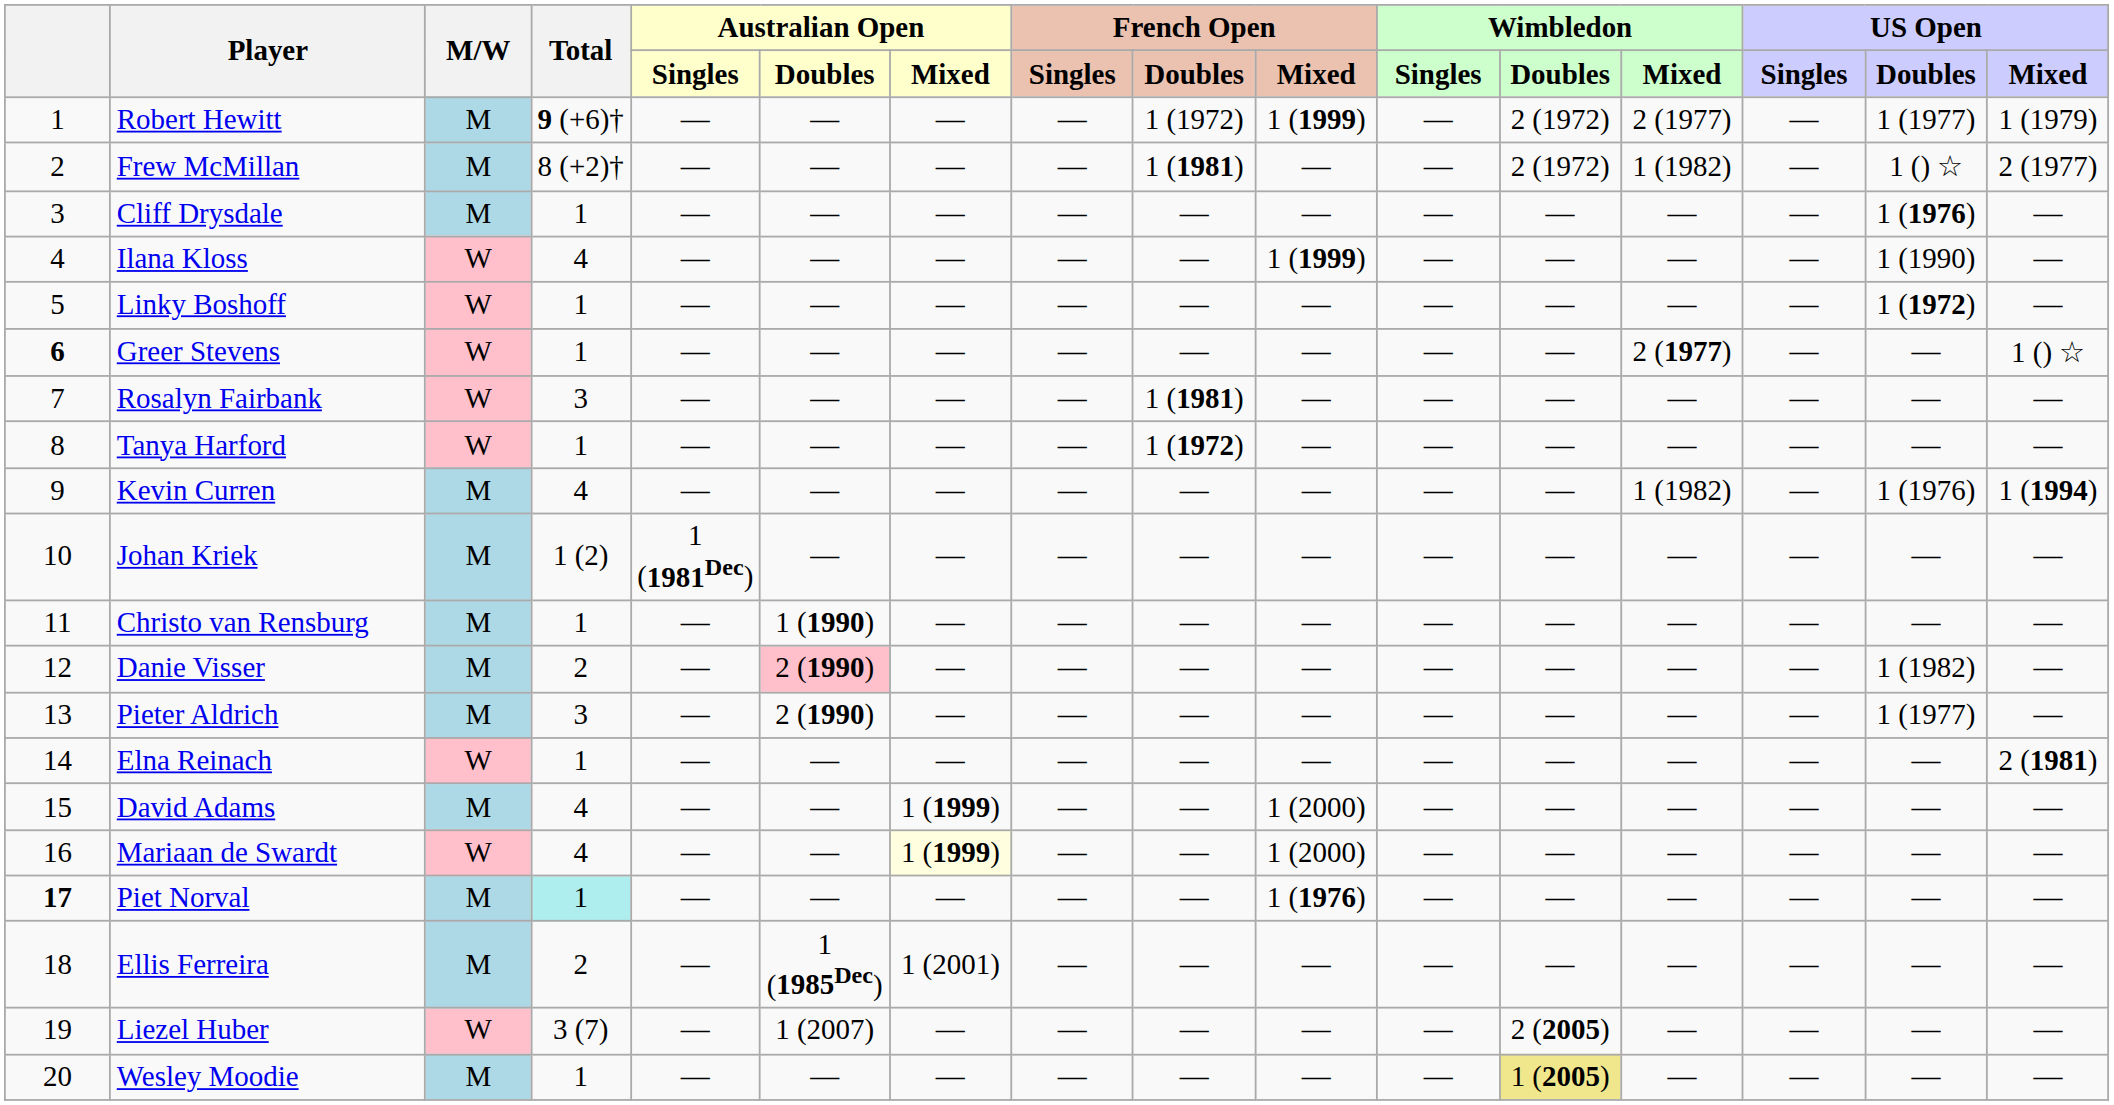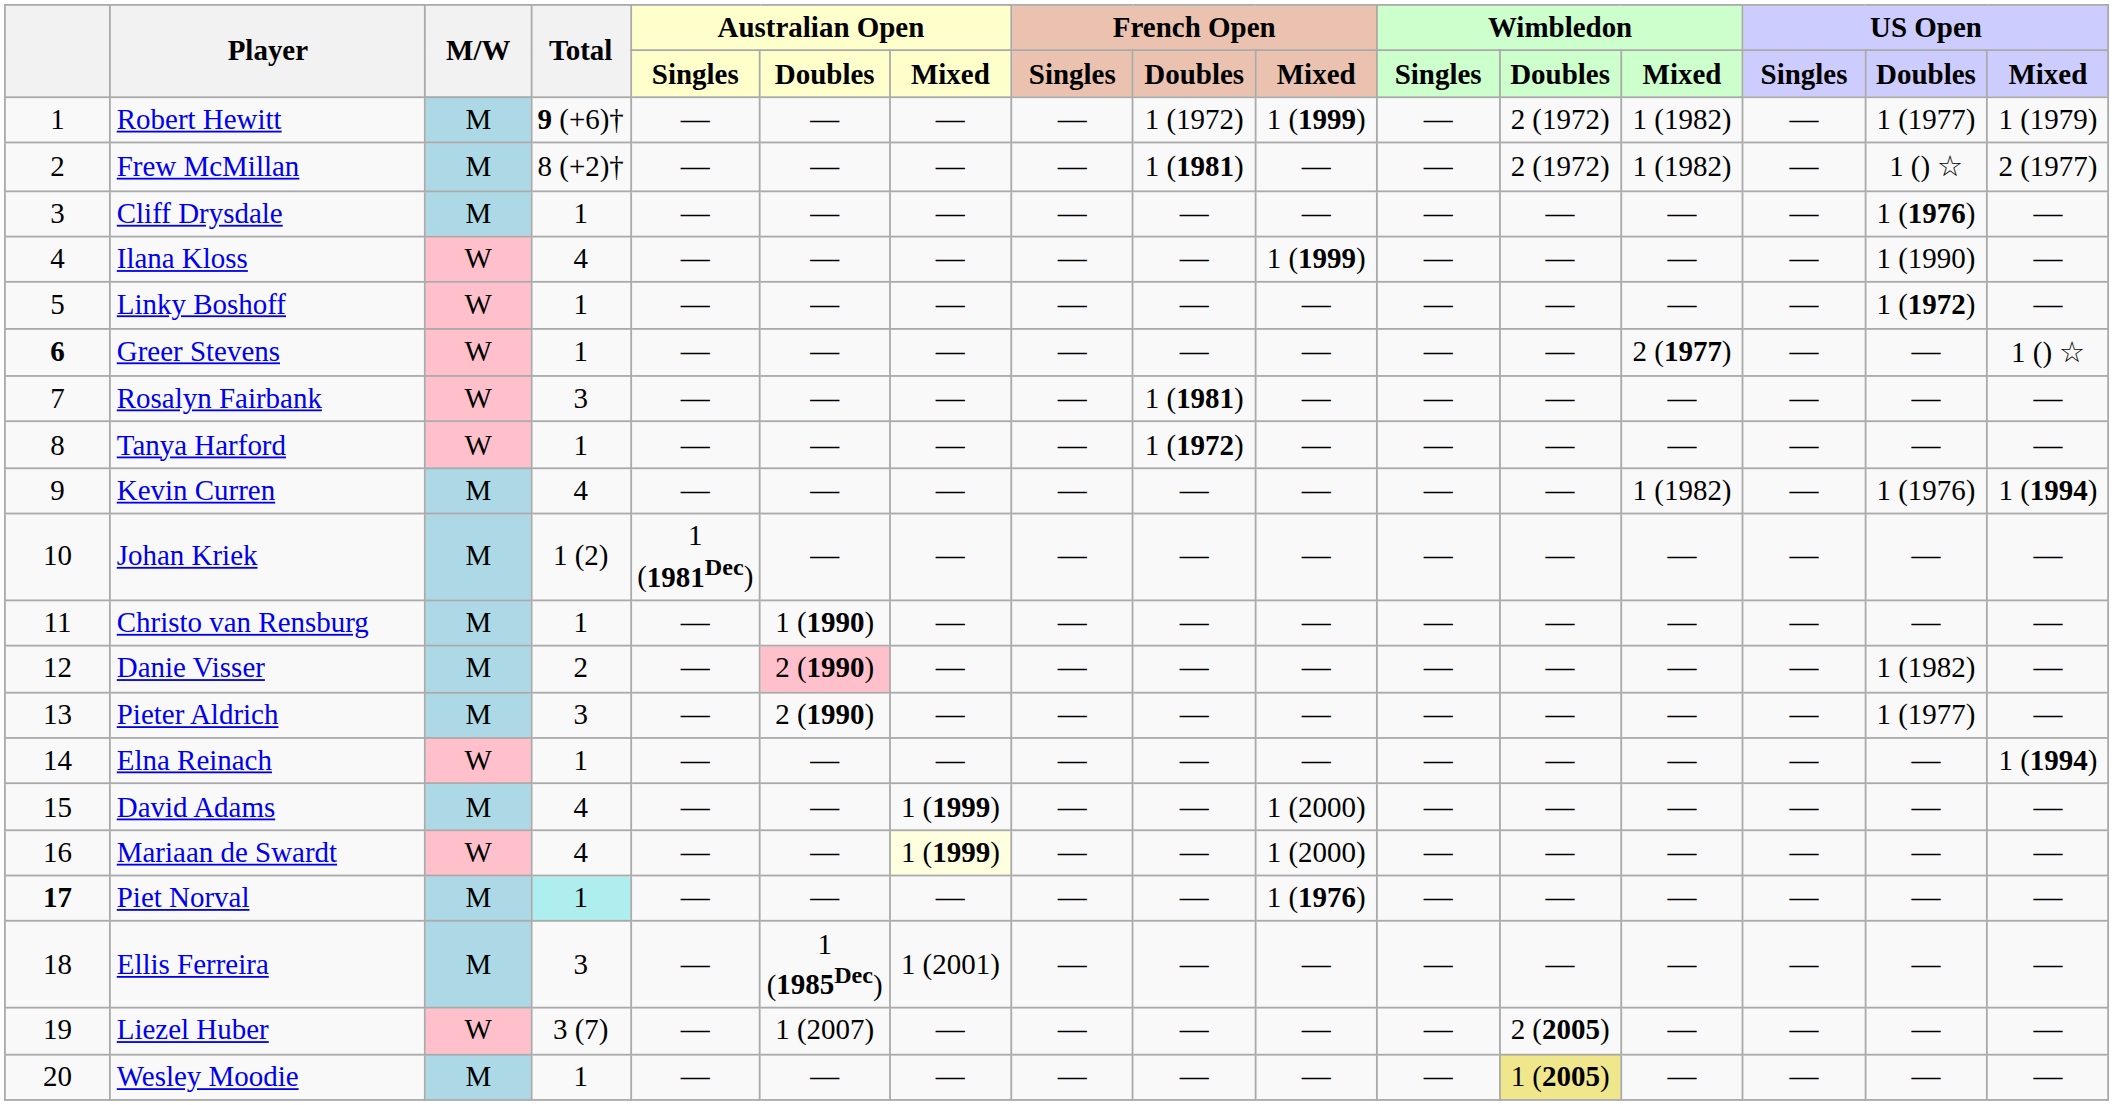(1682, 119) 2 (1977) -> (1682, 119) 1 (1982)
(2048, 760) 2 (1981) -> (2048, 760) 1 (1994)
(581, 964) 2 -> (581, 964) 3
